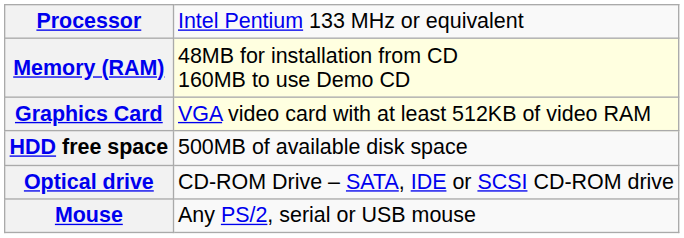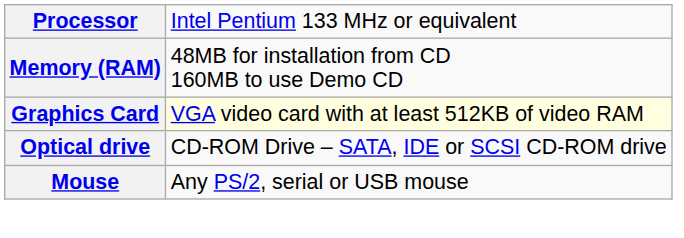(318, 67) lightyellow background -> (311, 67) no background
- row: (89, 147)
